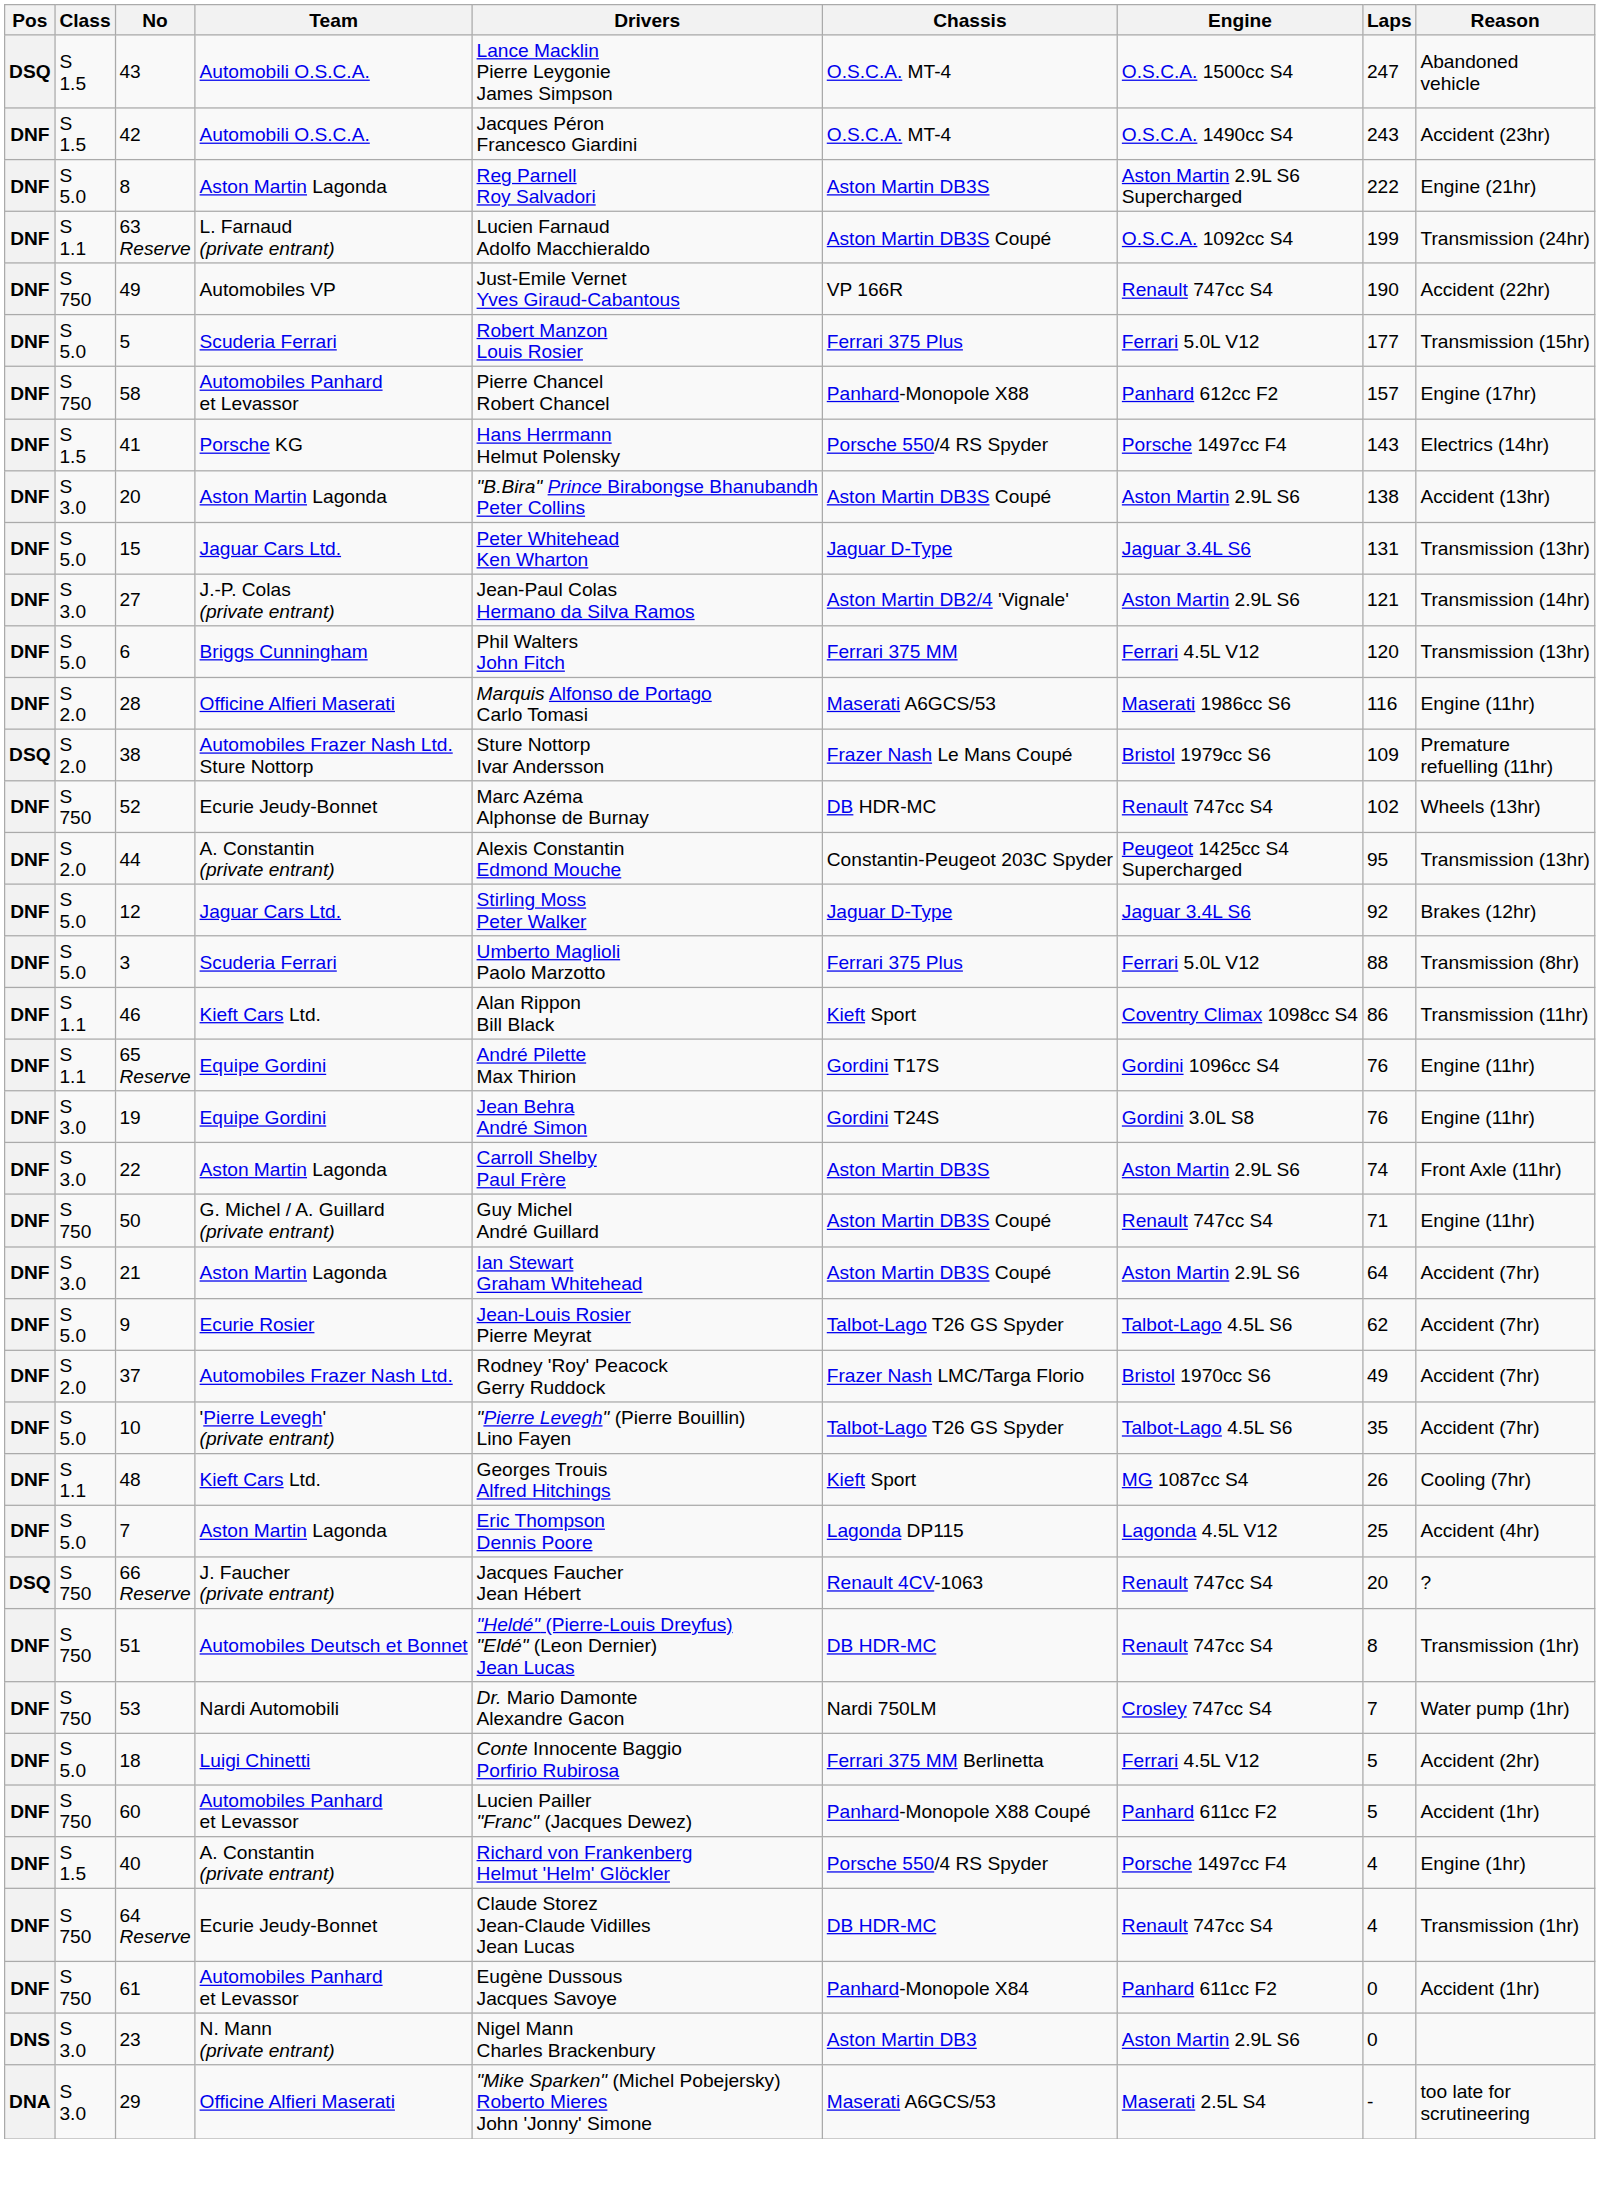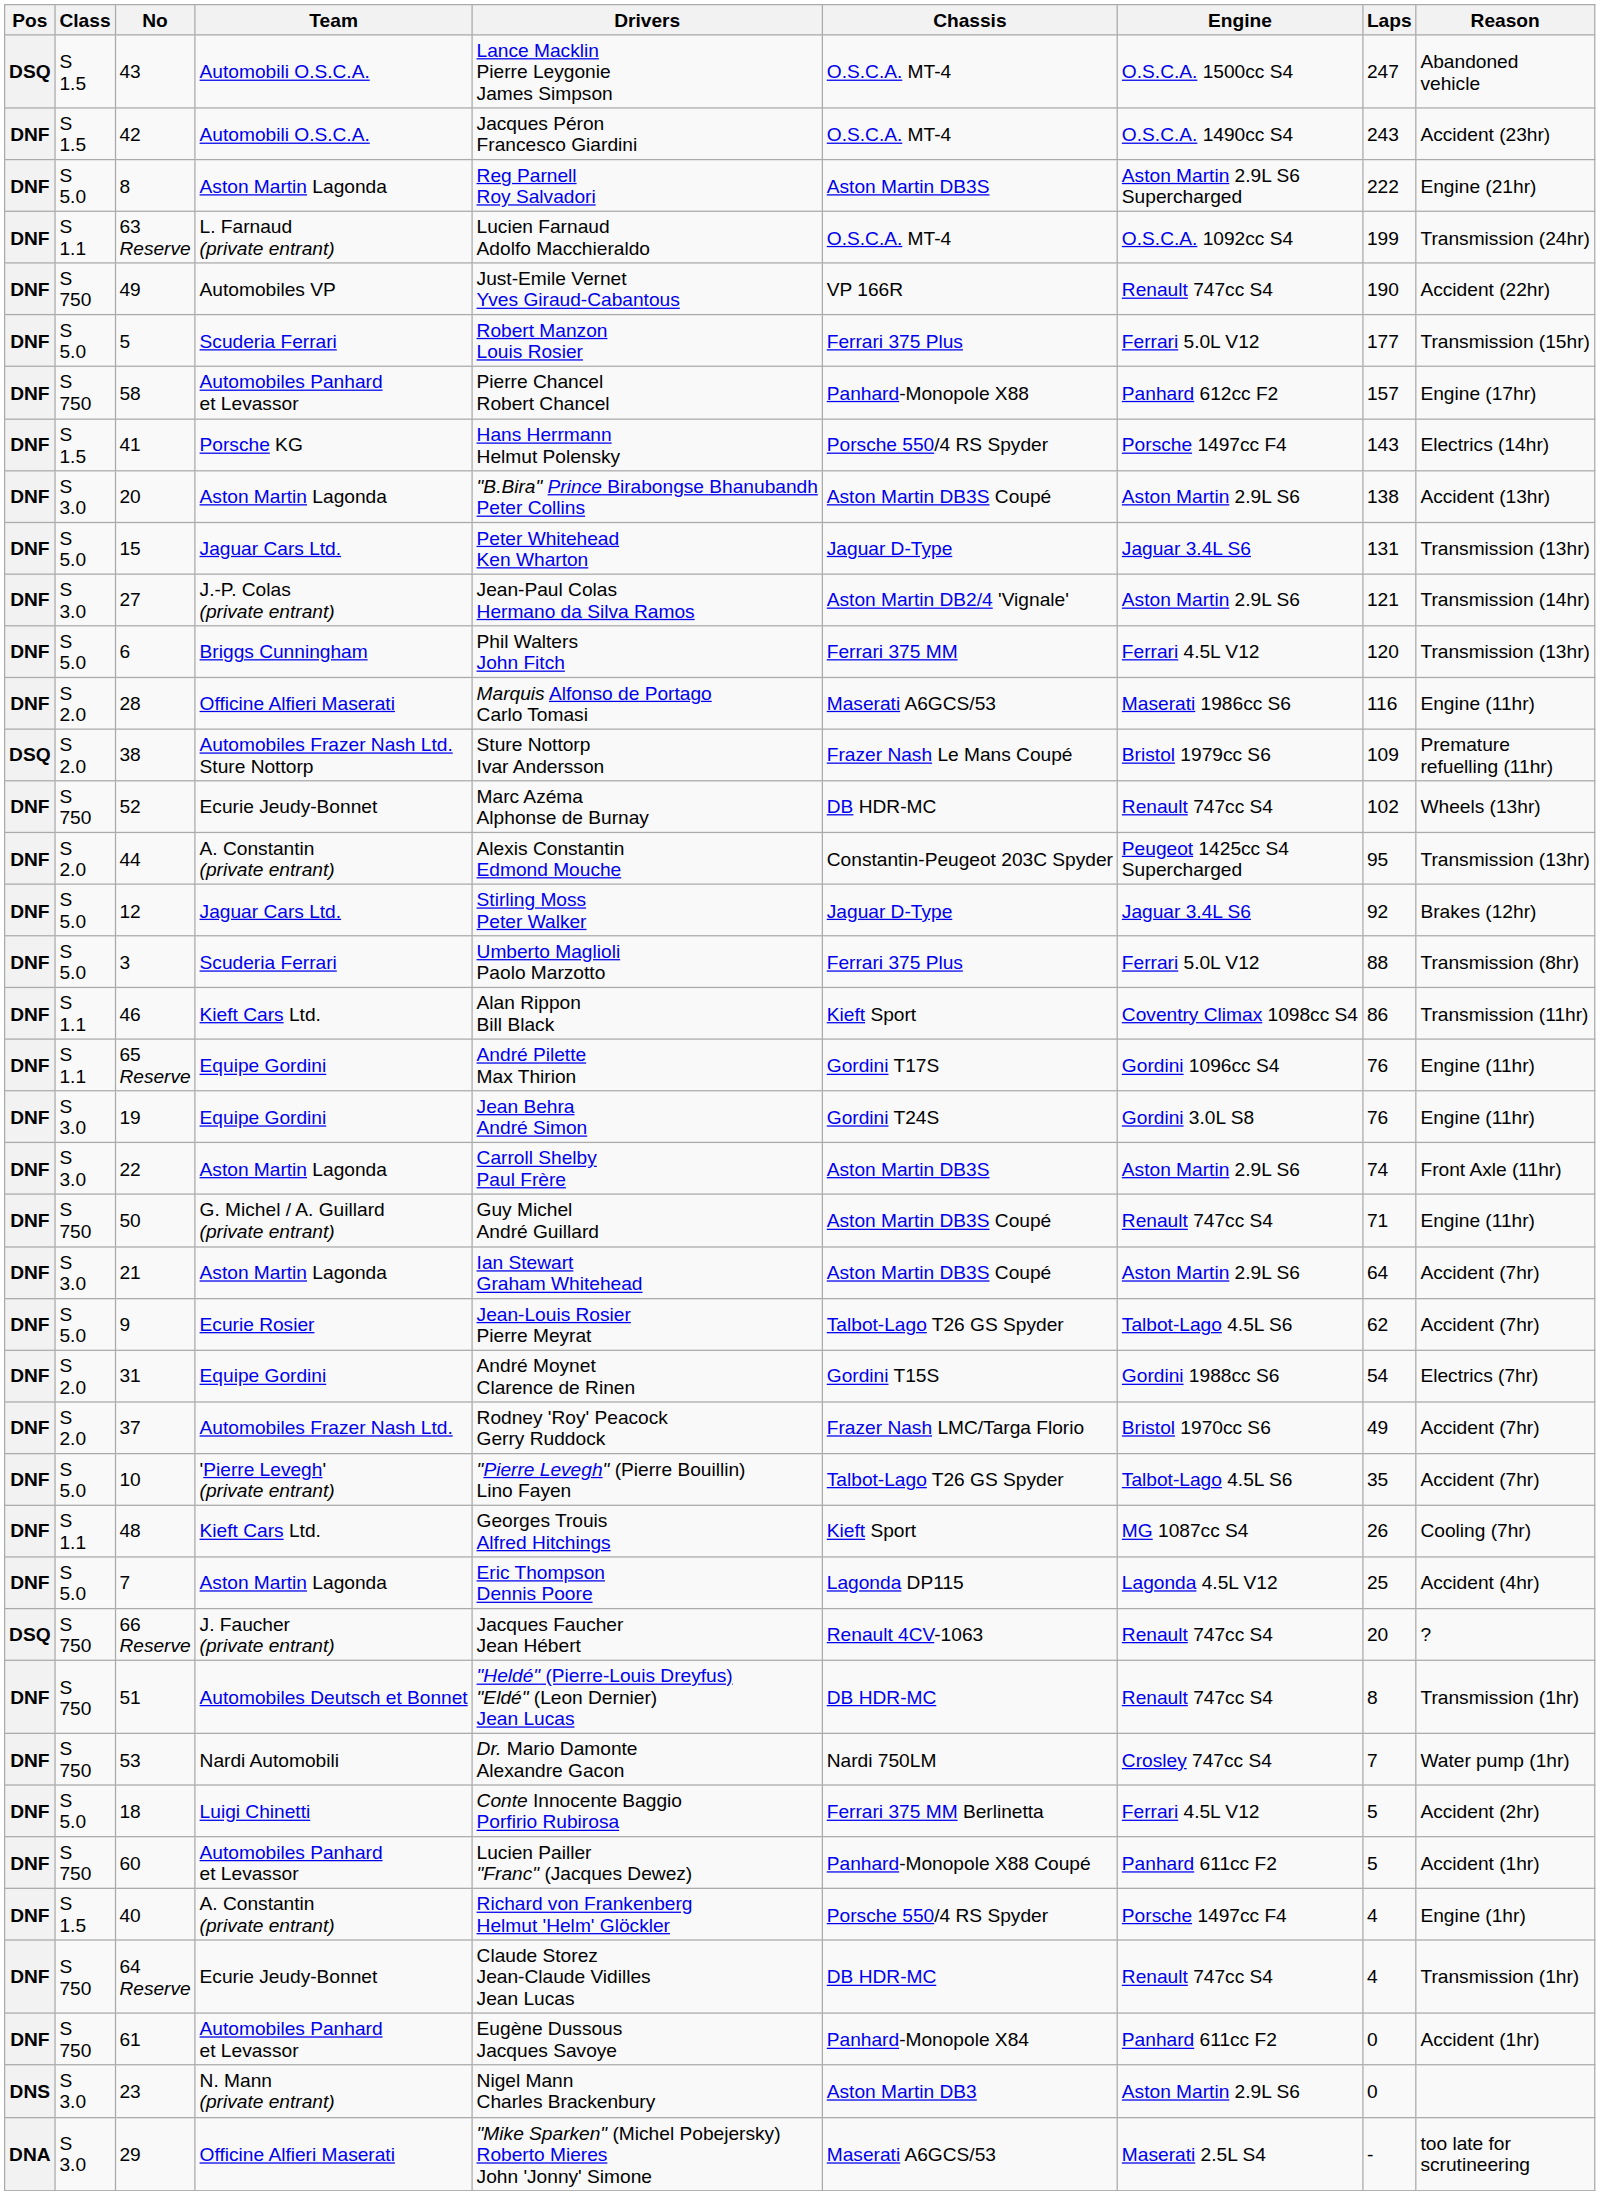(939, 238) Aston Martin DB3S Coupé -> (889, 238) O.S.C.A. MT-4
+ row: (130, 1376)
